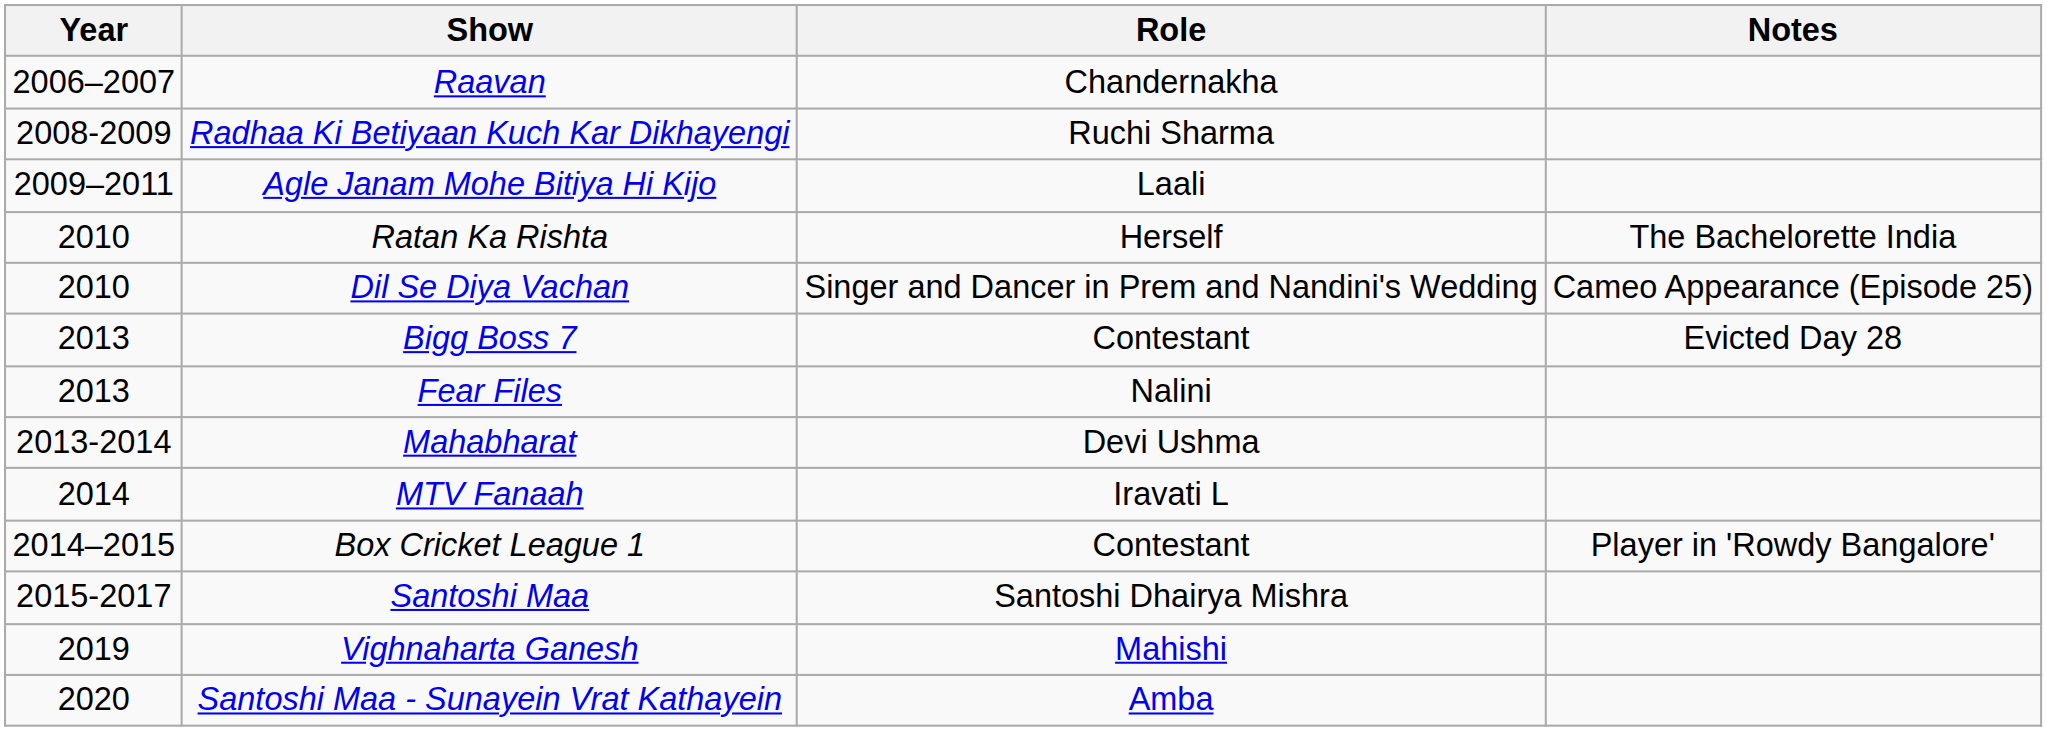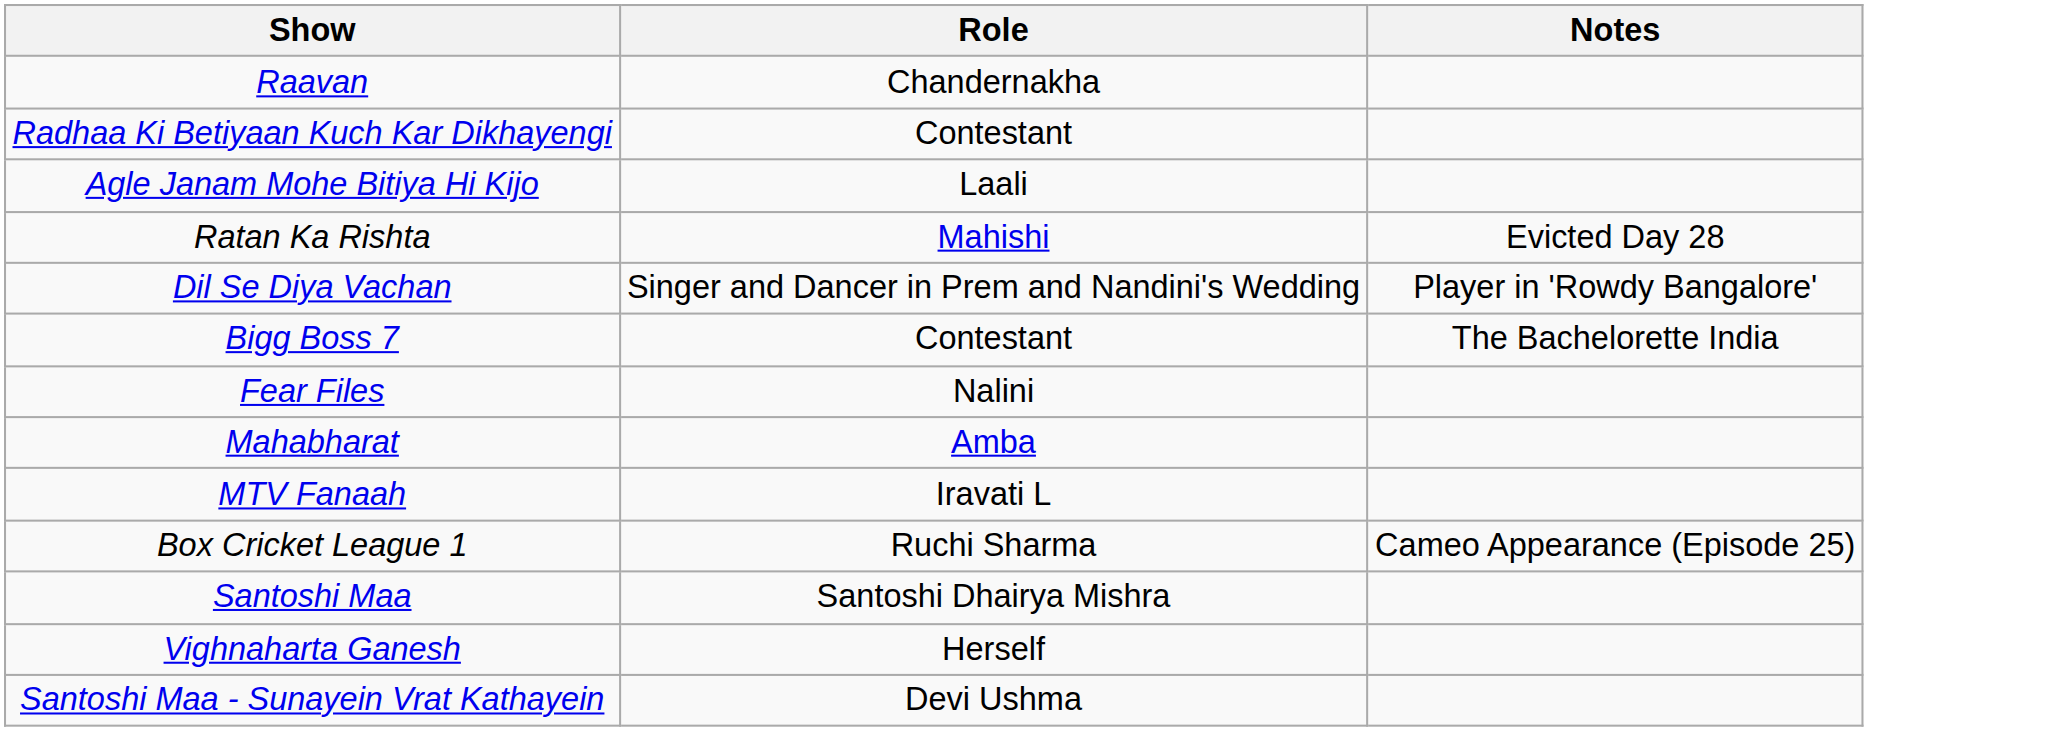- column: (94, 30)
(1171, 133) Ruchi Sharma -> (994, 133) Contestant
(1171, 236) Herself -> (994, 236) Mahishi
(1793, 236) The Bachelorette India -> (1615, 236) Evicted Day 28
(1793, 287) Cameo Appearance (Episode 25) -> (1615, 287) Player in 'Rowdy Bangalore'
(1793, 339) Evicted Day 28 -> (1615, 339) The Bachelorette India
(1171, 442) Devi Ushma -> (994, 442) Amba
(1171, 545) Contestant -> (994, 545) Ruchi Sharma
(1793, 545) Player in 'Rowdy Bangalore' -> (1615, 545) Cameo Appearance (Episode 25)
(1171, 648) Mahishi -> (994, 648) Herself
(1171, 699) Amba -> (994, 699) Devi Ushma
